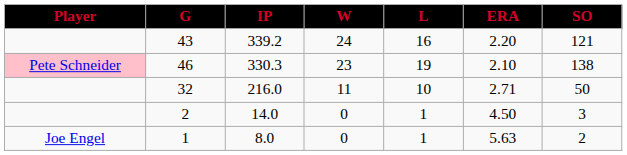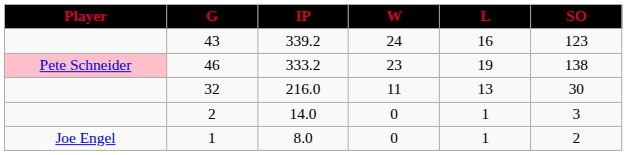- column: (503, 16)
(582, 41) 121 -> (576, 41) 123
(265, 65) 330.3 -> (303, 65) 333.2
(423, 89) 10 -> (485, 89) 13
(582, 89) 50 -> (576, 89) 30
